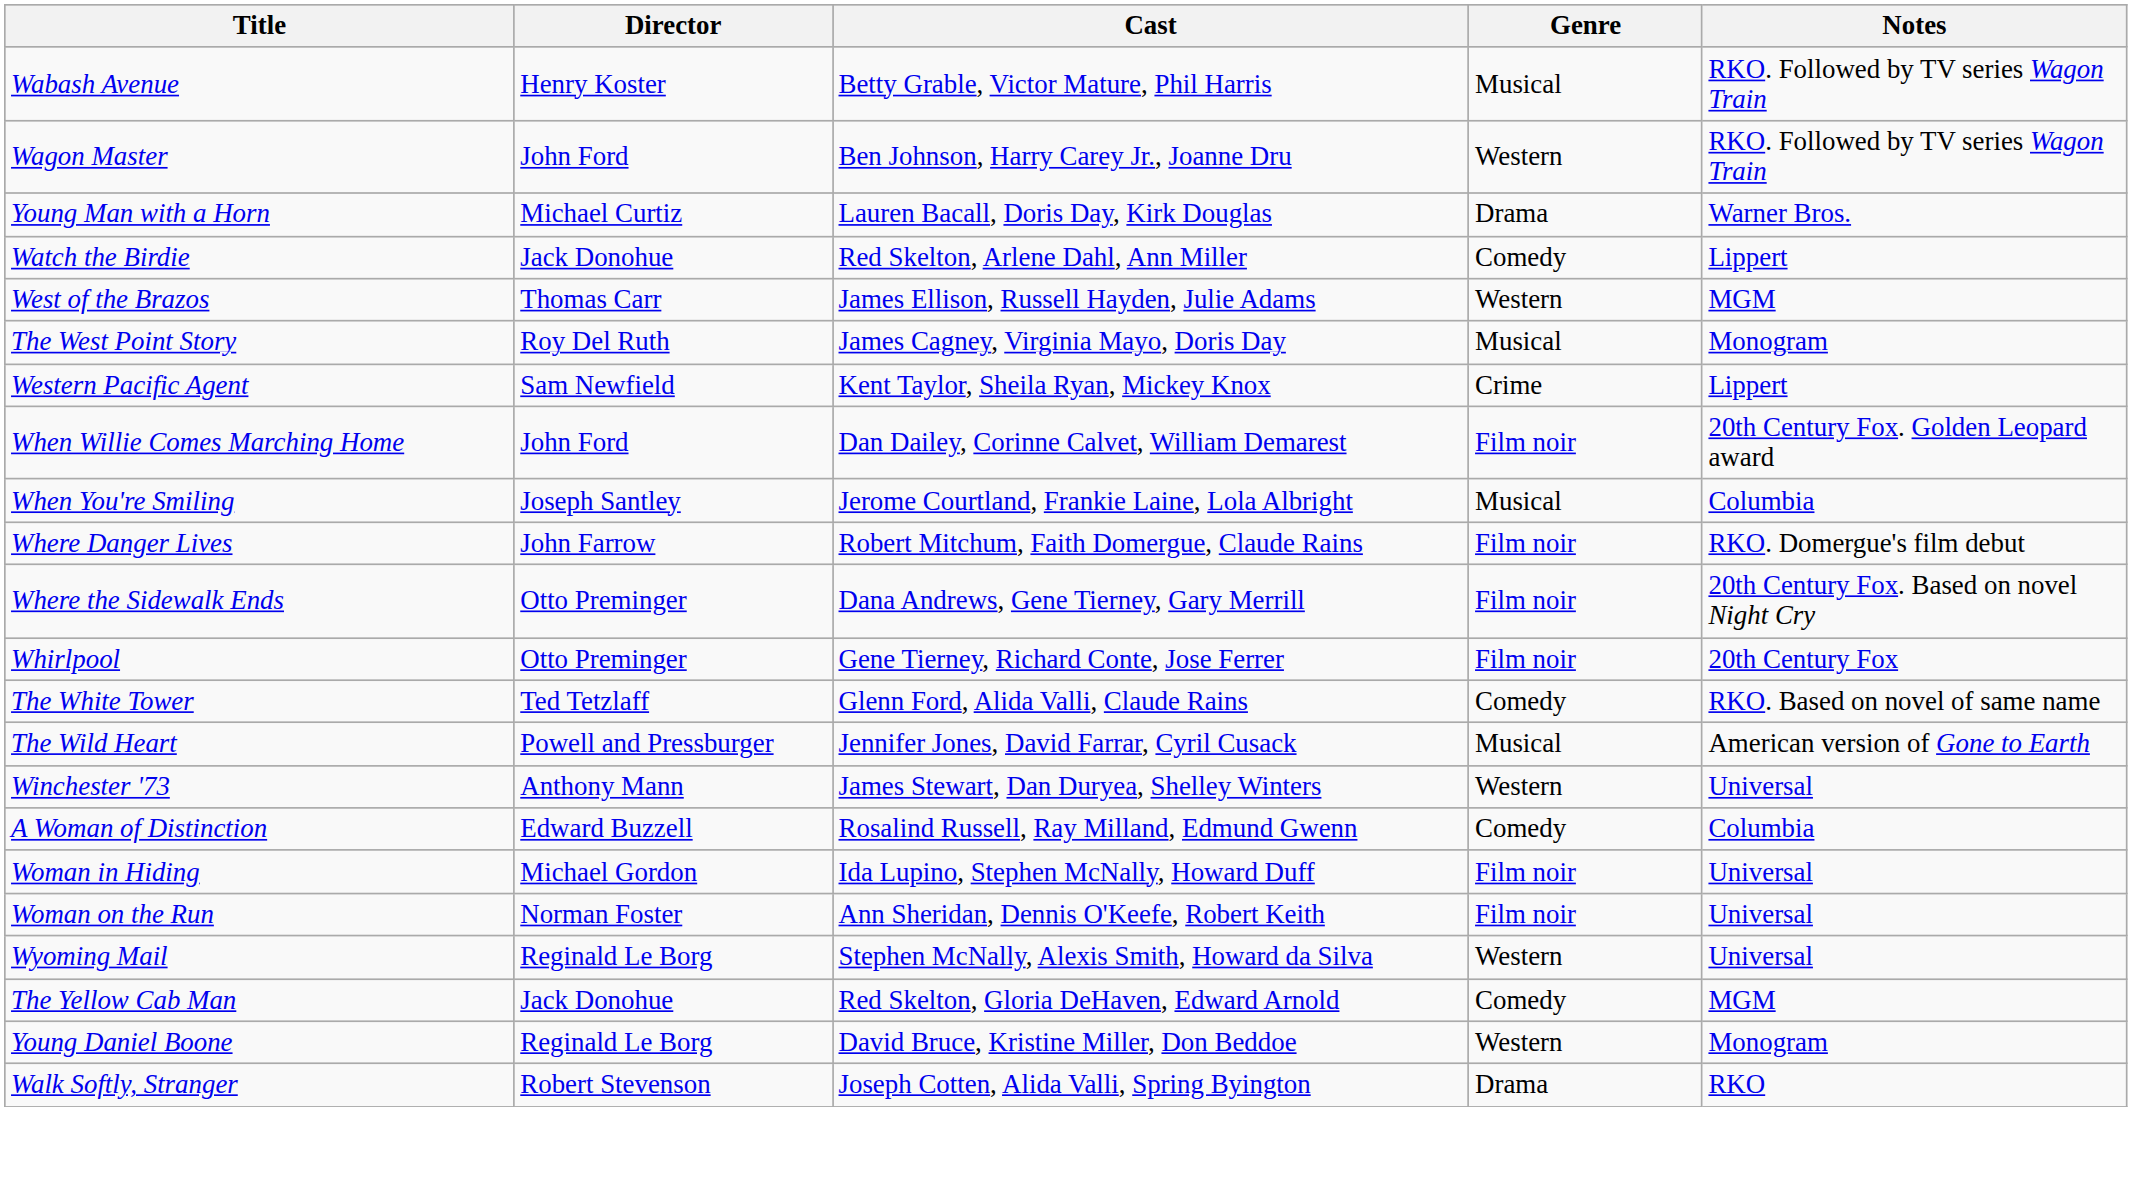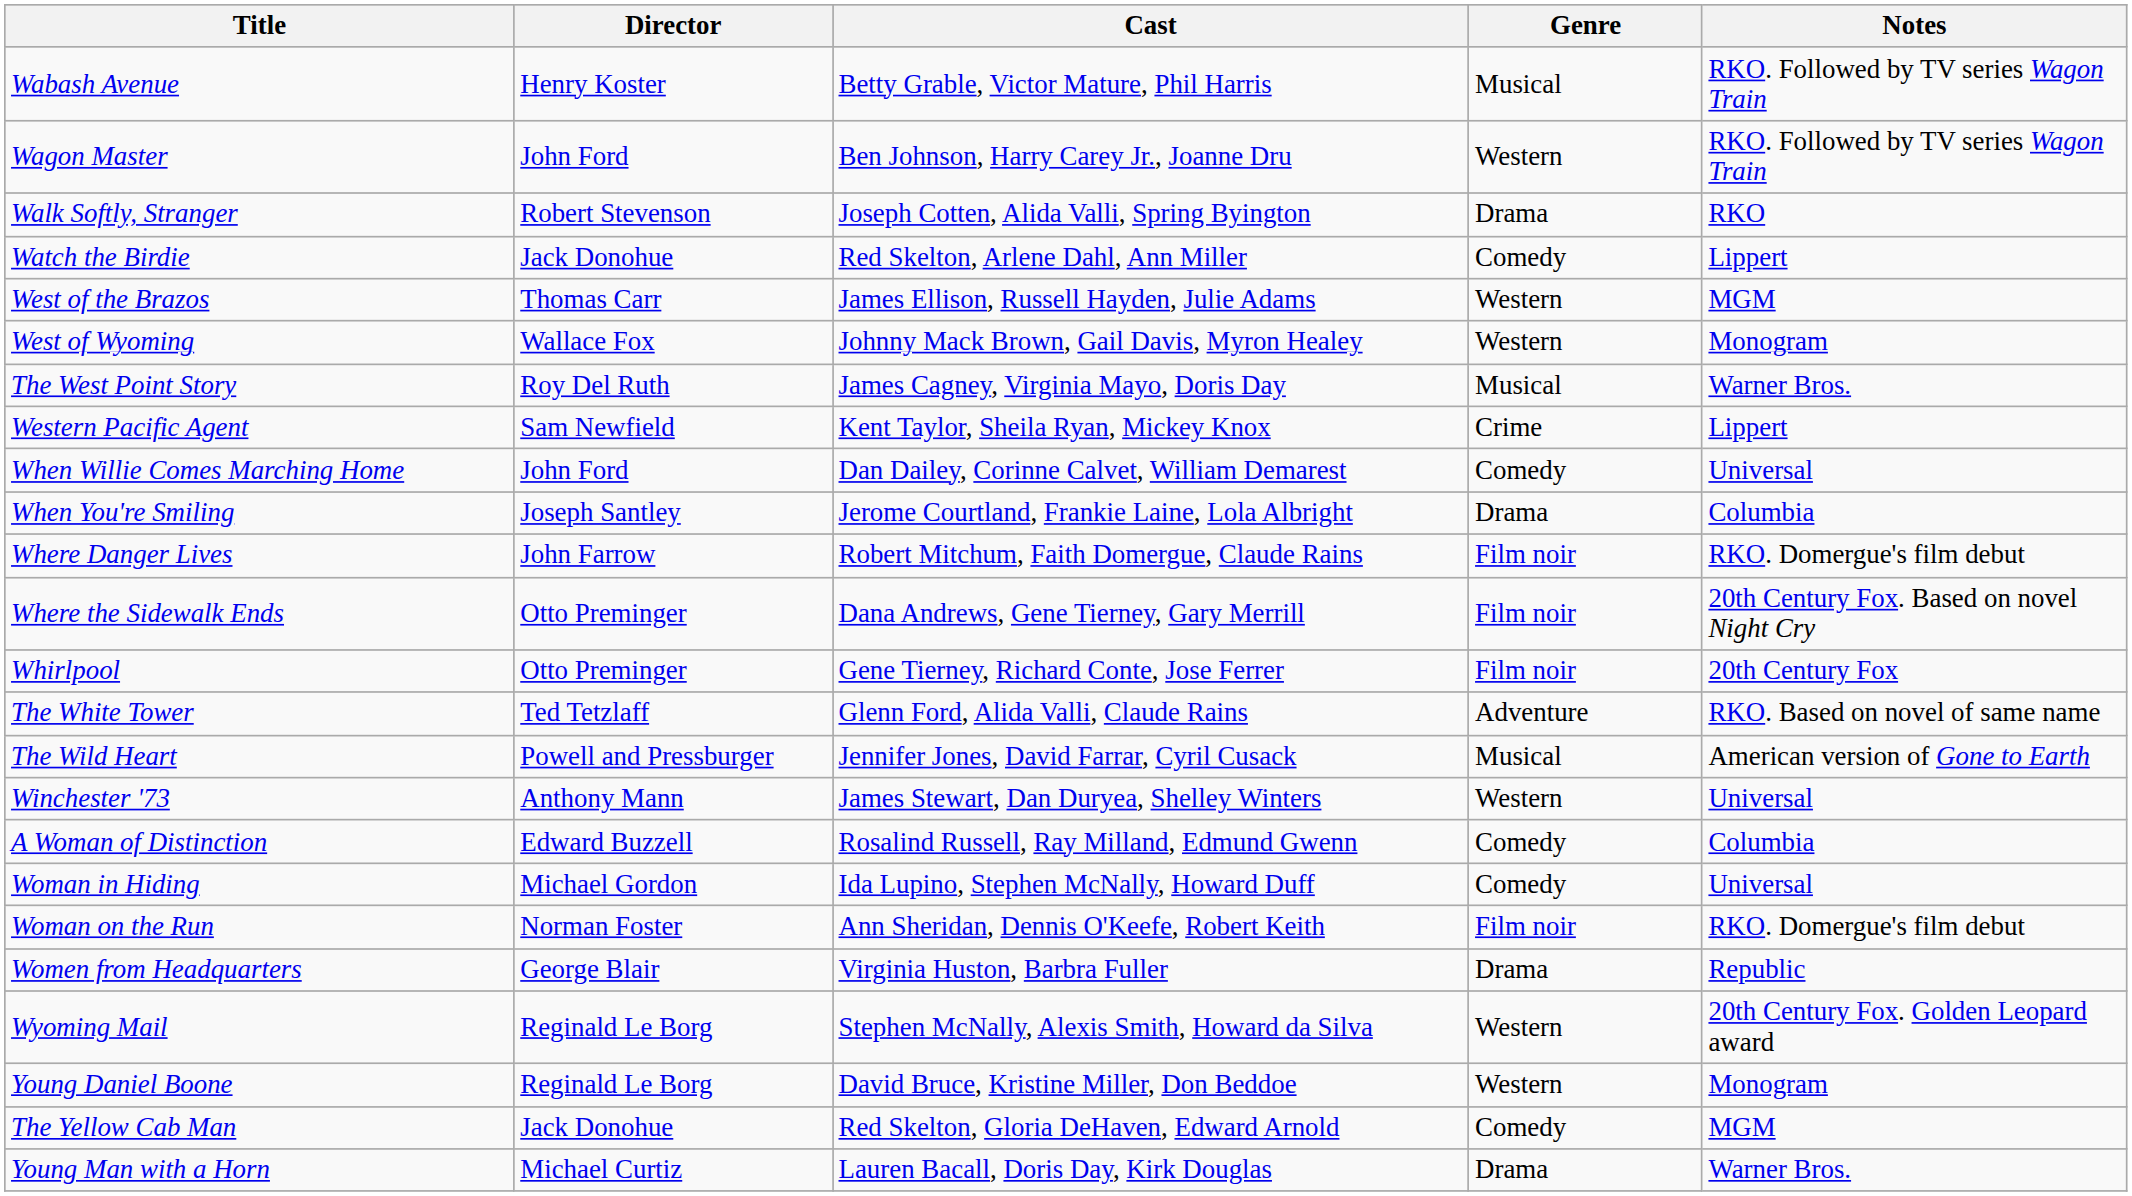rows swapped: (124, 1084) <-> (140, 214)
+ row: (103, 342)
(1768, 342) Monogram -> (1780, 384) Warner Bros.
(1525, 442) Film noir -> (1521, 469) Comedy
(1898, 442) 20th Century Fox. Golden Leopard award -> (1761, 469) Universal
(1518, 500) Musical -> (1512, 512) Drama
(1521, 700) Comedy -> (1532, 713) Adventure
(1525, 871) Film noir -> (1521, 883) Comedy
(1761, 914) Universal -> (1867, 926) RKO. Domergue's film debut
+ row: (156, 969)
(1761, 956) Universal -> (1898, 1026) 20th Century Fox. Golden Leopard award
rows swapped: (124, 999) <-> (122, 1042)
